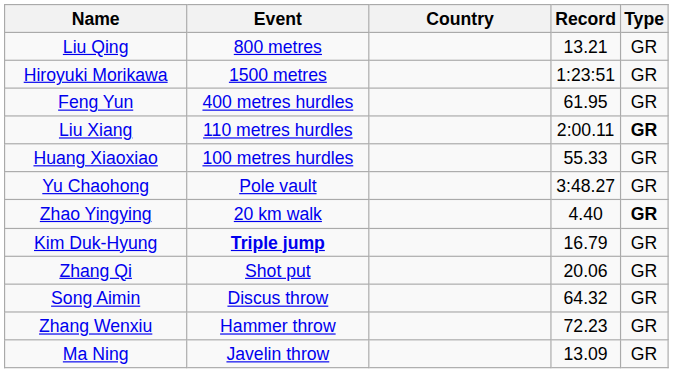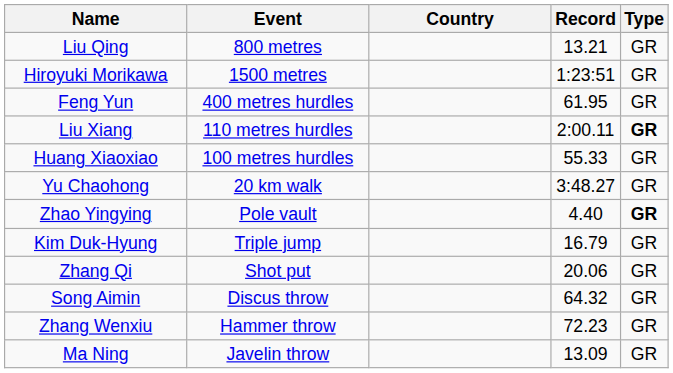(278, 186) Pole vault -> (278, 186) 20 km walk
(278, 214) 20 km walk -> (278, 214) Pole vault
(278, 242) bold -> (278, 242) normal
